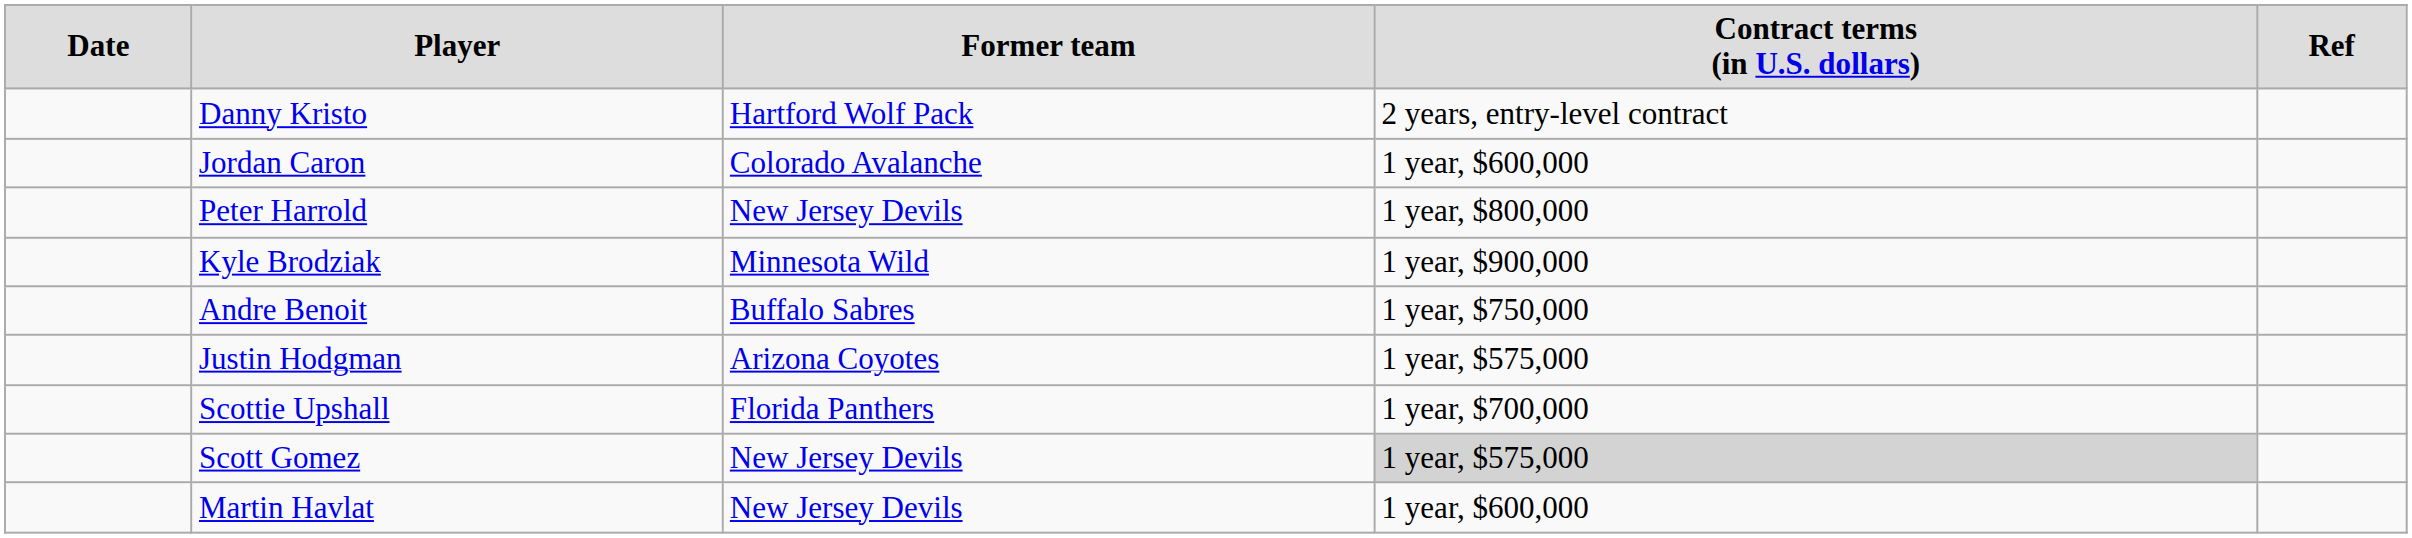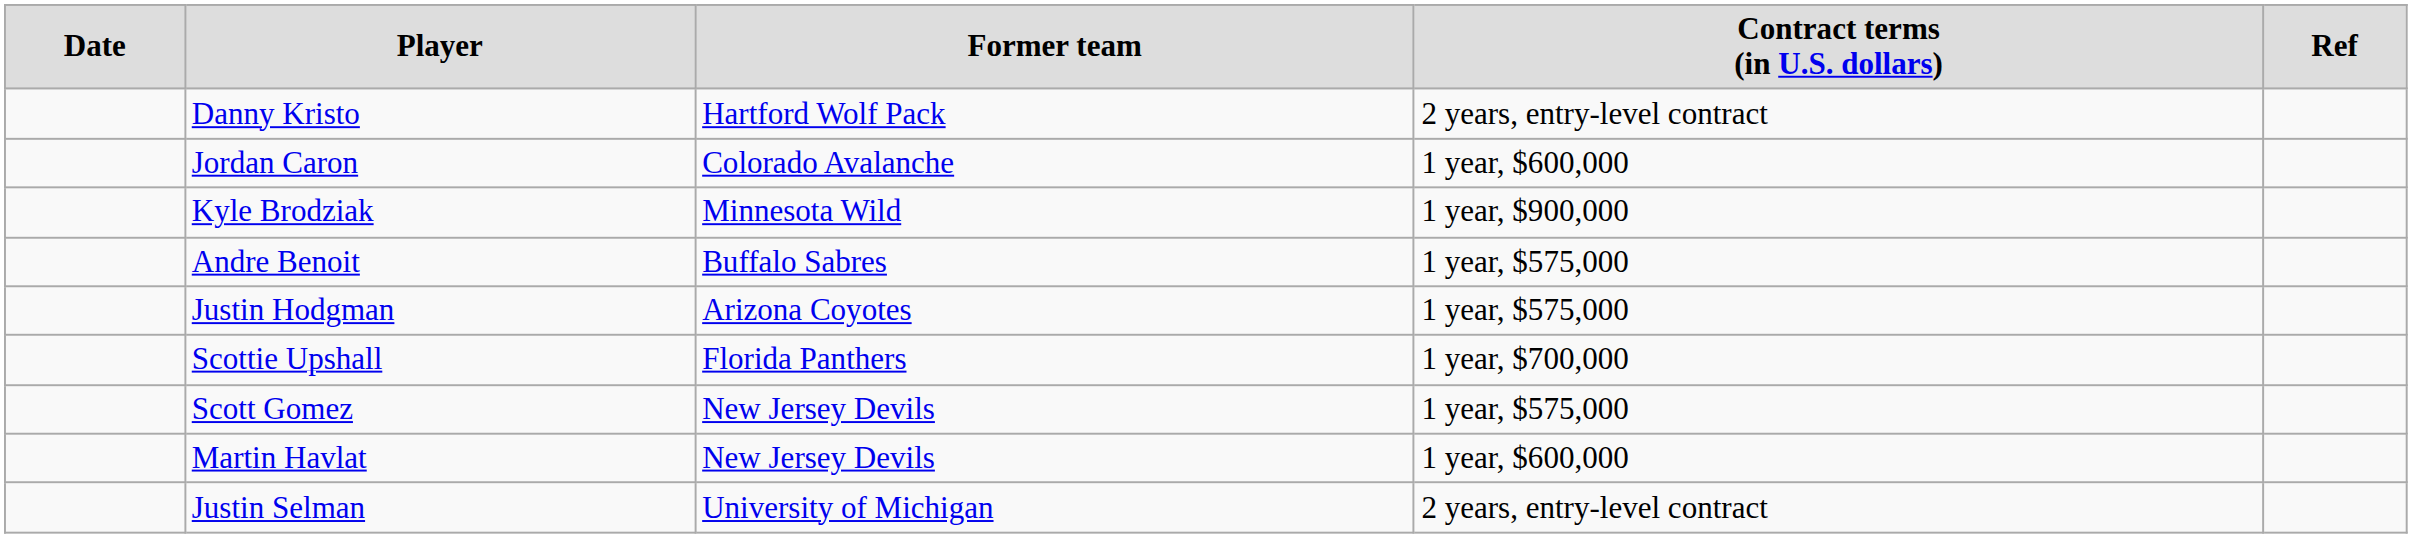- row: (283, 211)
(1485, 310) 1 year, $750,000 -> (1525, 260) 1 year, $575,000
(1485, 457) lightgrey background -> (1525, 408) no background
+ row: (278, 507)
